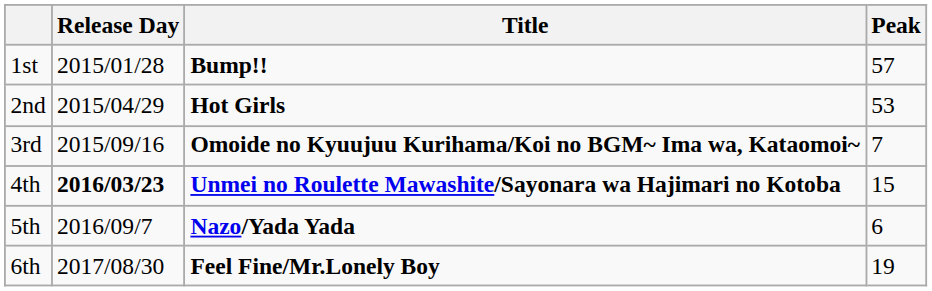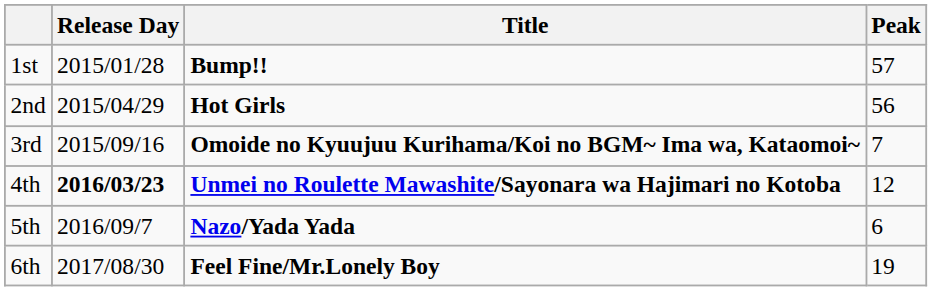(883, 104) 53 -> (883, 104) 56
(883, 185) 15 -> (883, 185) 12
